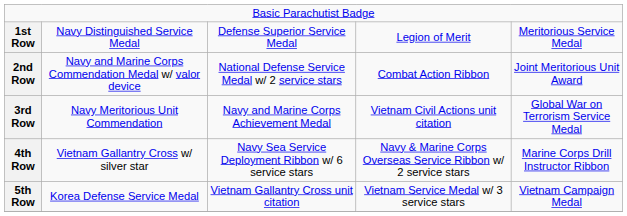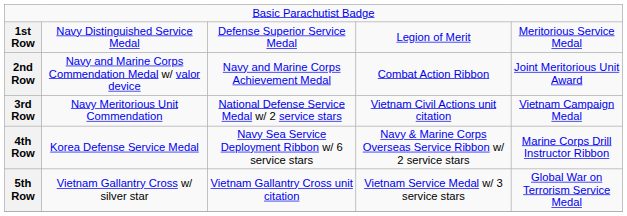(282, 74) National Defense Service Medal w/ 2 service stars -> (282, 74) Navy and Marine Corps Achievement Medal
(282, 117) Navy and Marine Corps Achievement Medal -> (282, 110) National Defense Service Medal w/ 2 service stars
(567, 117) Global War on Terrorism Service Medal -> (567, 110) Vietnam Campaign Medal
(124, 160) Vietnam Gallantry Cross w/ silver star -> (124, 147) Korea Defense Service Medal
(124, 196) Korea Defense Service Medal -> (124, 190) Vietnam Gallantry Cross w/ silver star
(567, 196) Vietnam Campaign Medal -> (567, 190) Global War on Terrorism Service Medal
